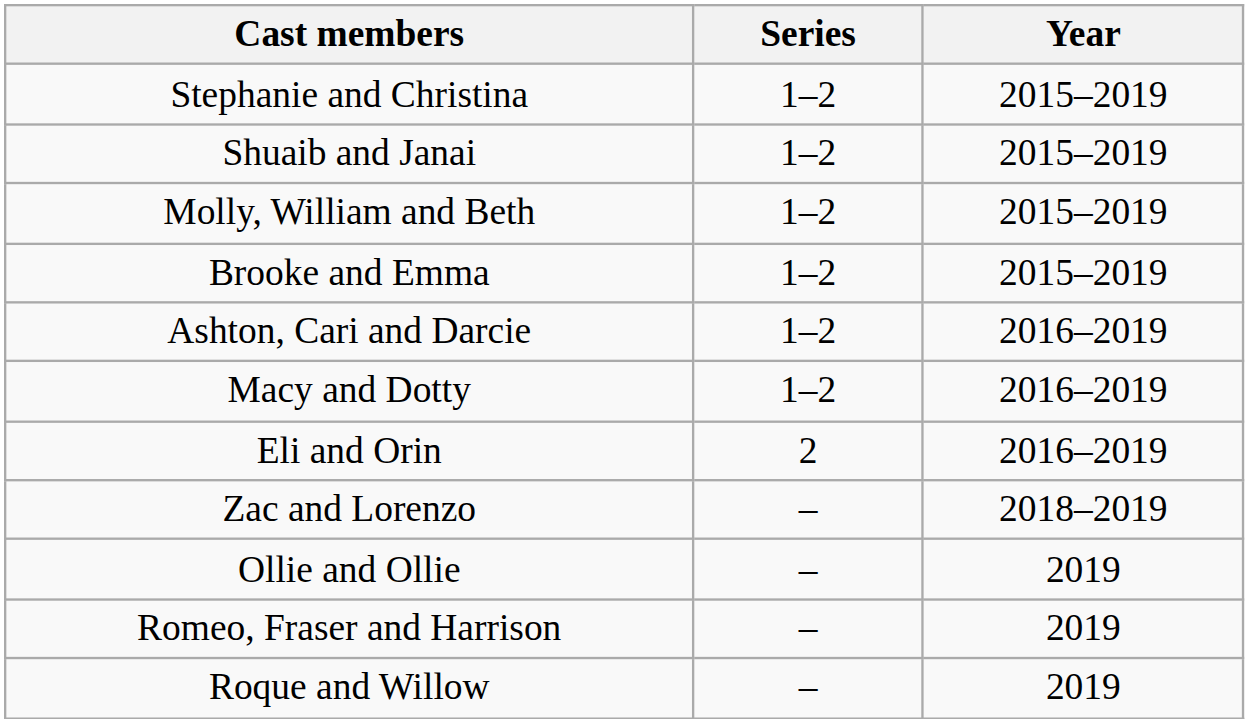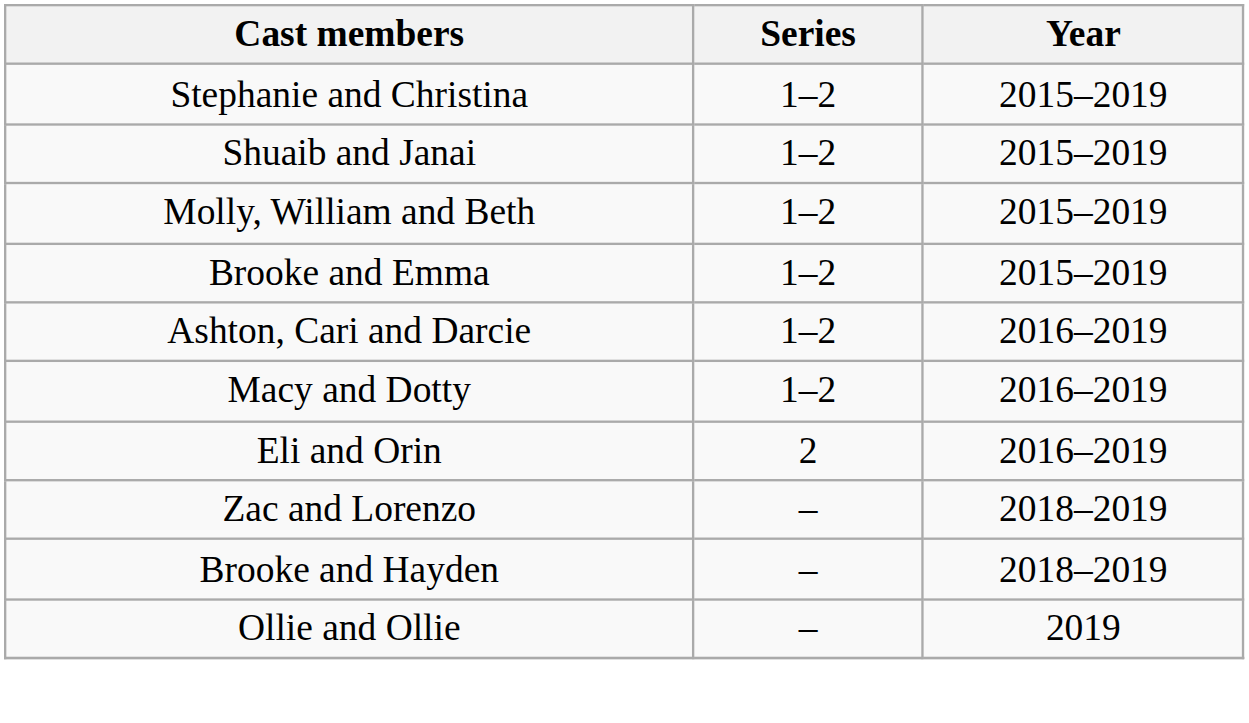+ row: (349, 568)
- row: (349, 627)
- row: (349, 687)
